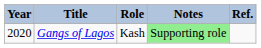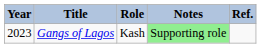(19, 33) 2020 -> (19, 33) 2023
